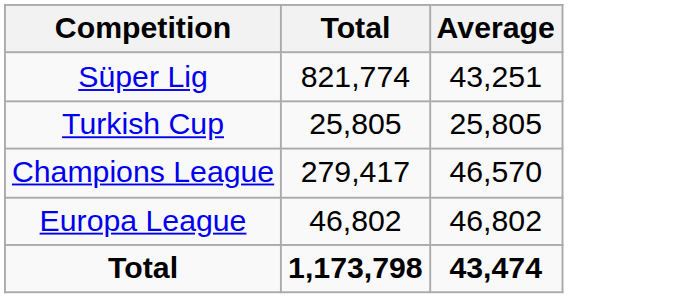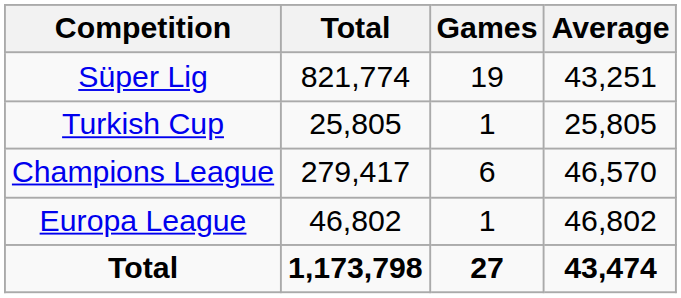+ column: (487, 28)
